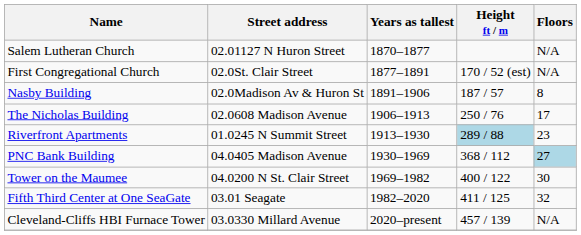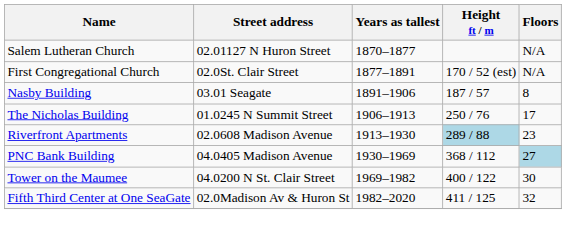(287, 93) 02.0Madison Av & Huron St -> (234, 93) 03.01 Seagate
(279, 114) 02.0608 Madison Avenue -> (265, 114) 01.0245 N Summit Street
(279, 135) 01.0245 N Summit Street -> (265, 135) 02.0608 Madison Avenue
(248, 198) 03.01 Seagate -> (273, 198) 02.0Madison Av & Huron St
- row: (106, 219)
